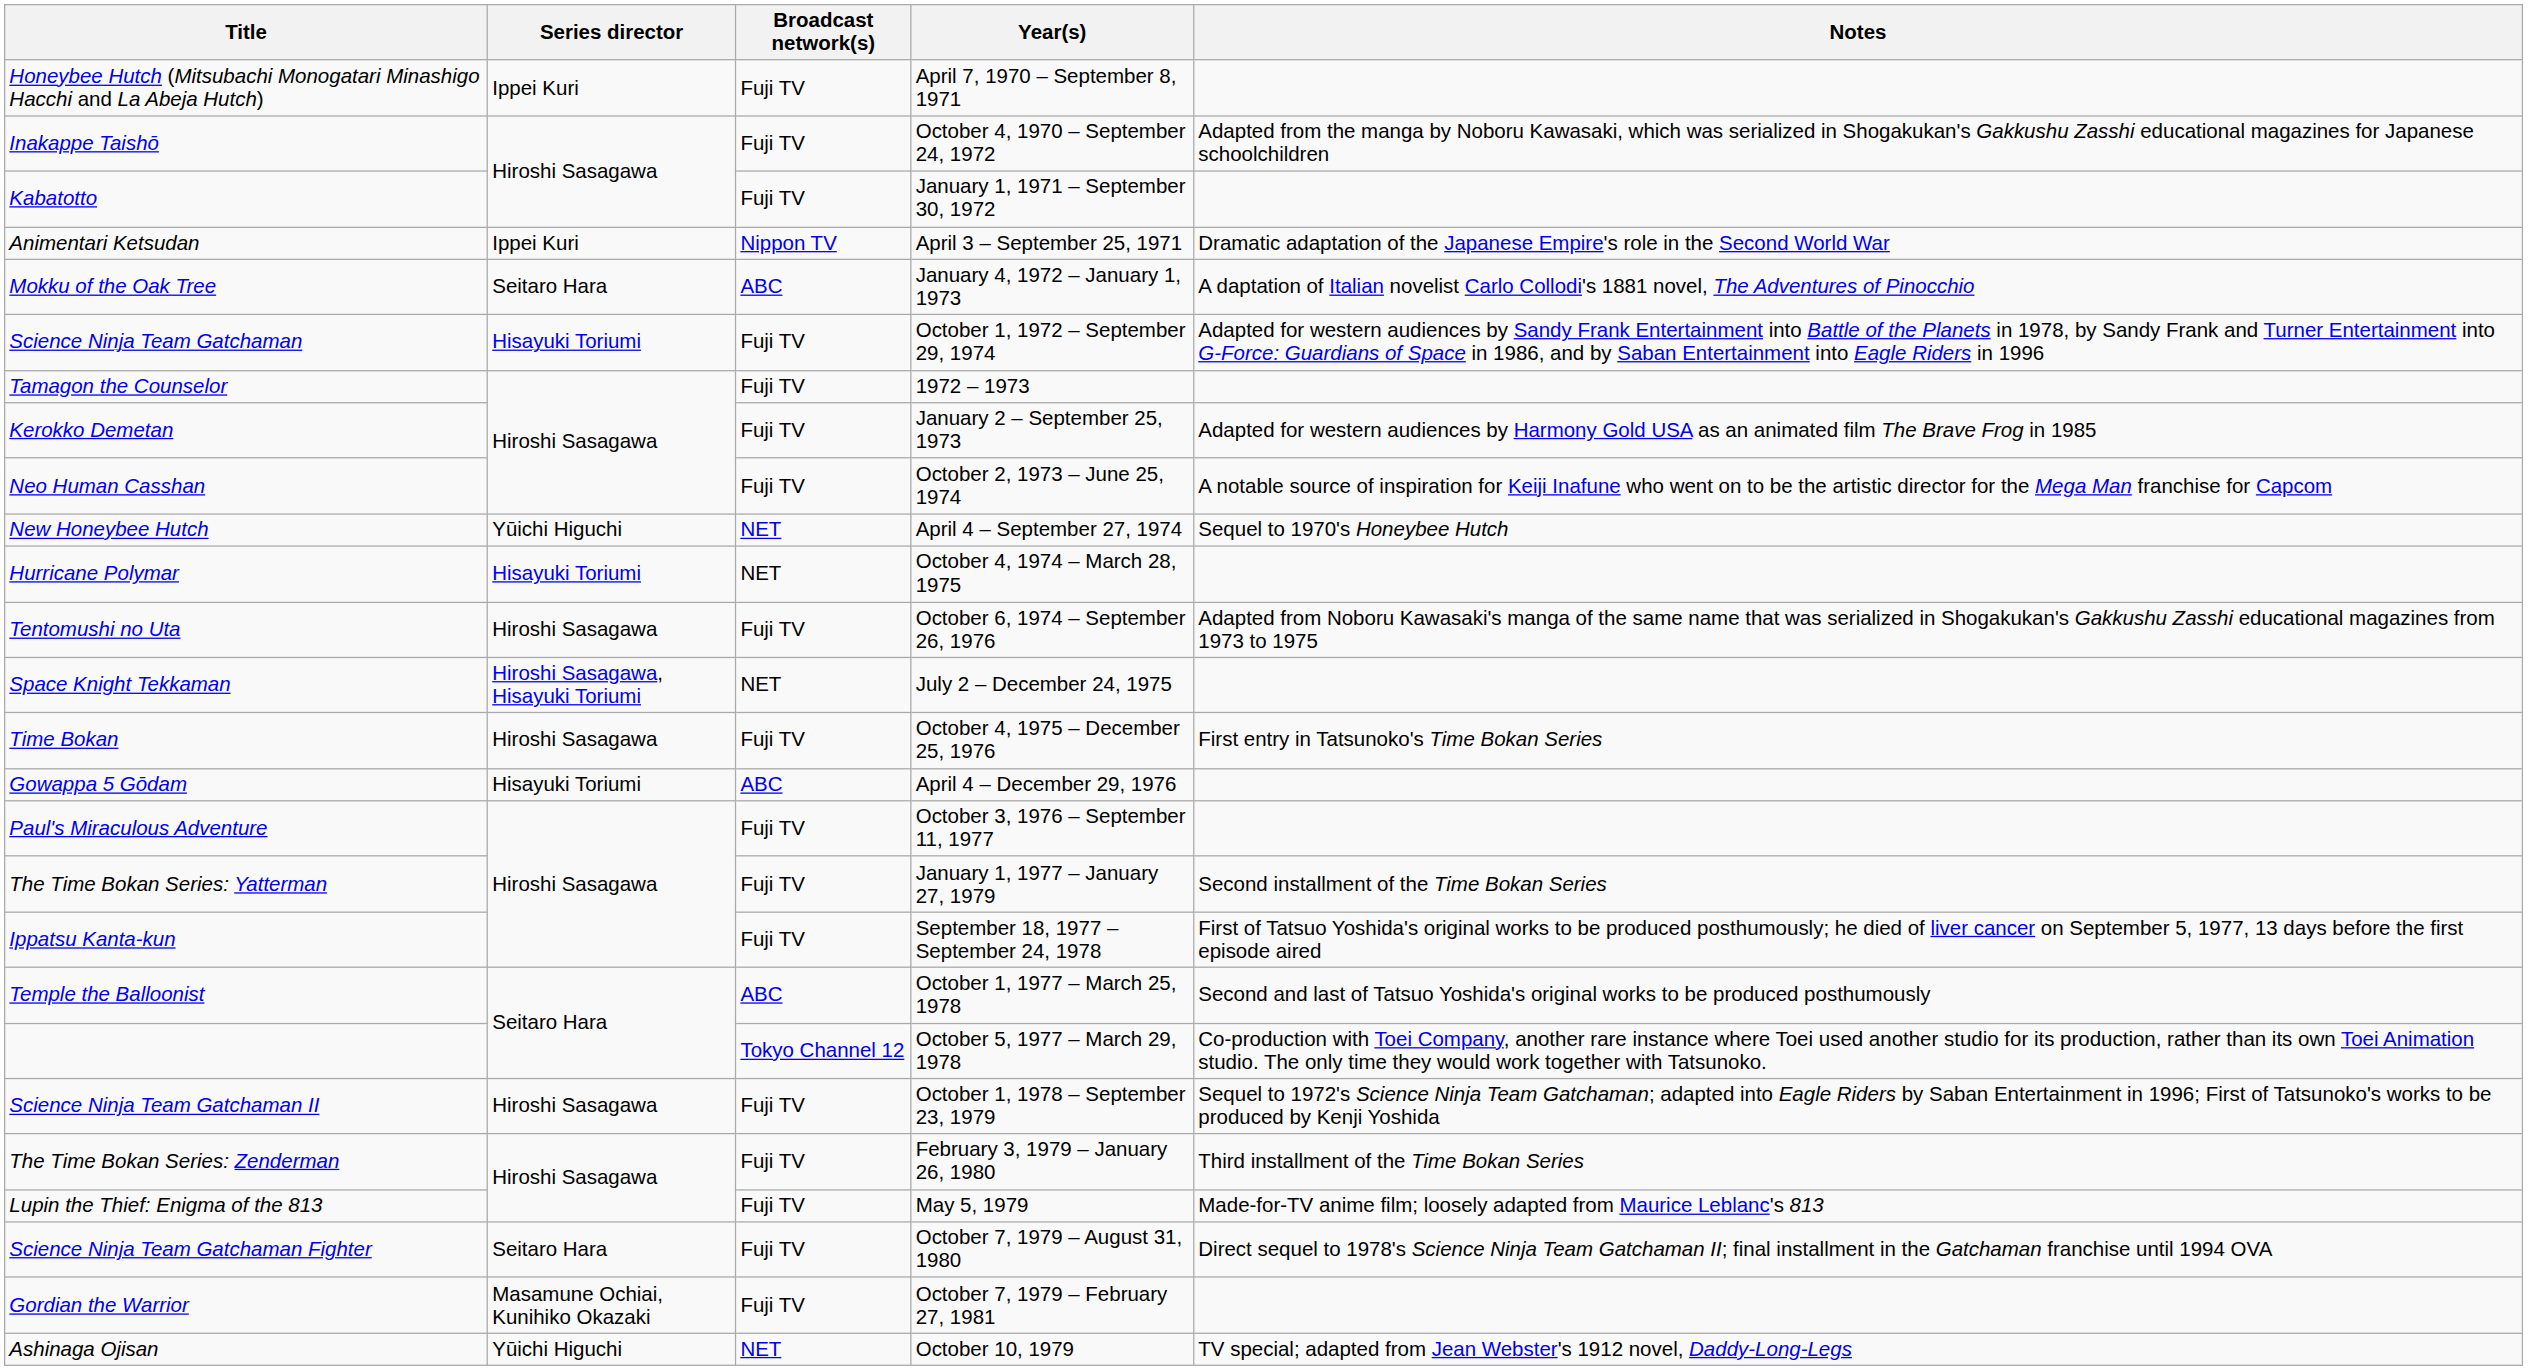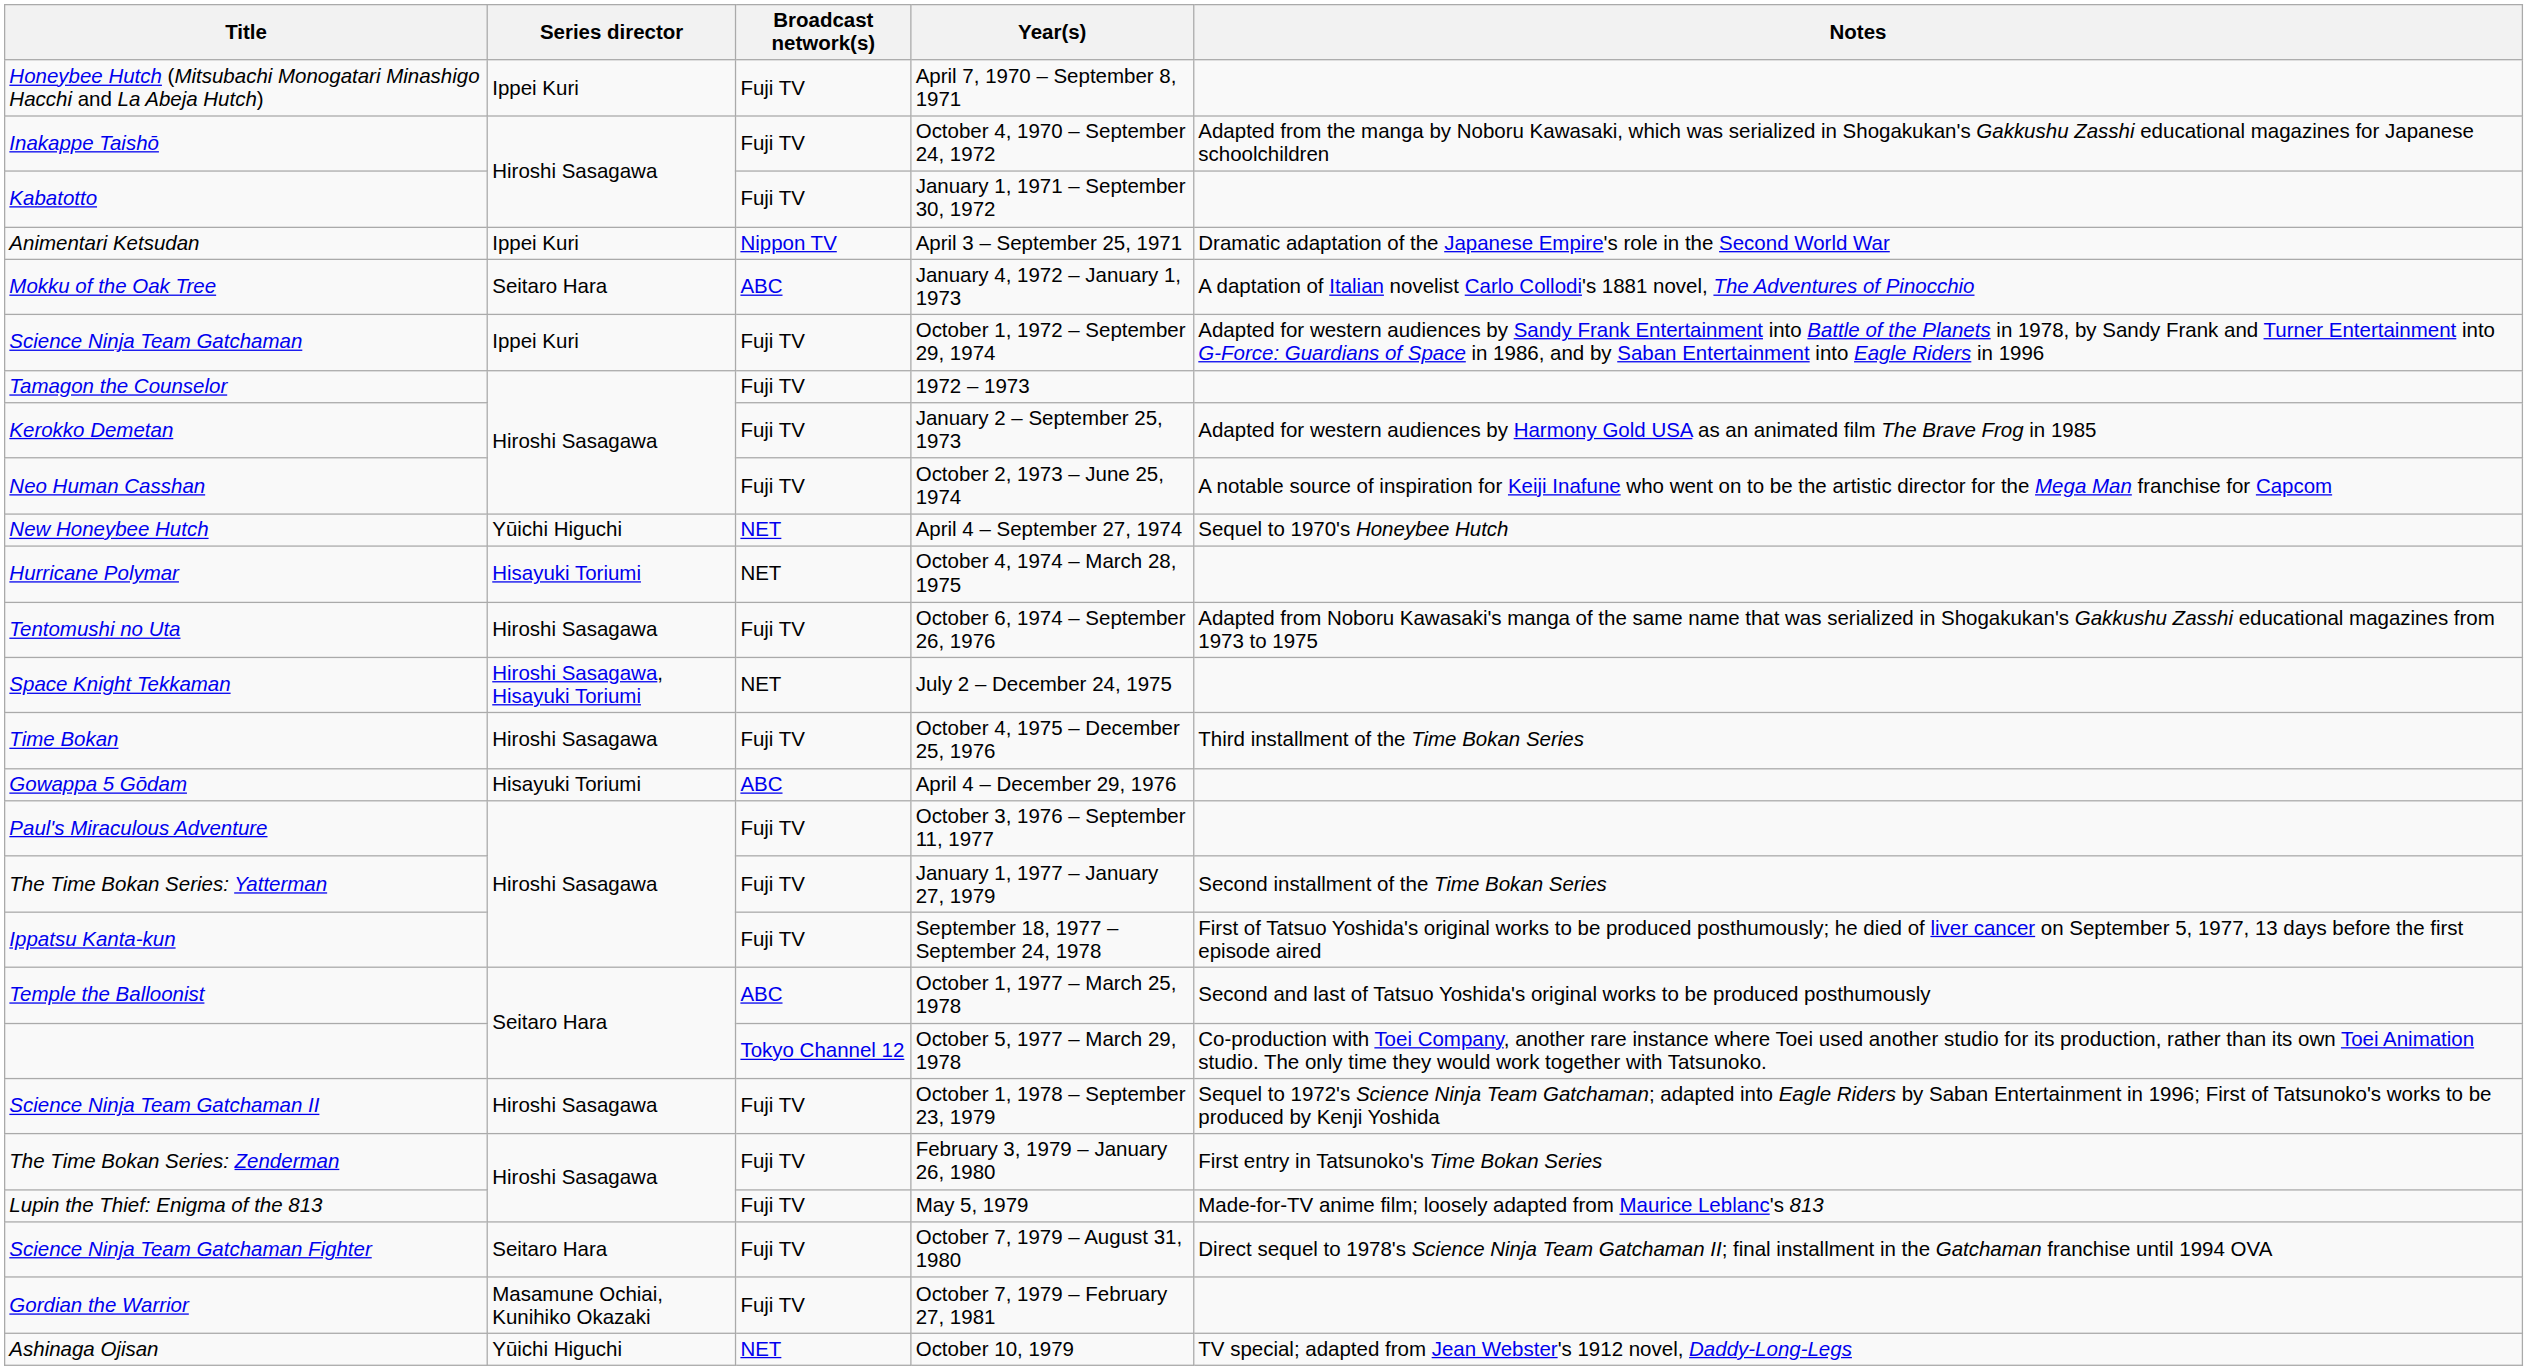(567, 342) Hisayuki Toriumi -> (536, 342) Ippei Kuri
(1400, 740) First entry in Tatsunoko's Time Bokan Series -> (1391, 740) Third installment of the Time Bokan Series
(1391, 1161) Third installment of the Time Bokan Series -> (1400, 1161) First entry in Tatsunoko's Time Bokan Series
